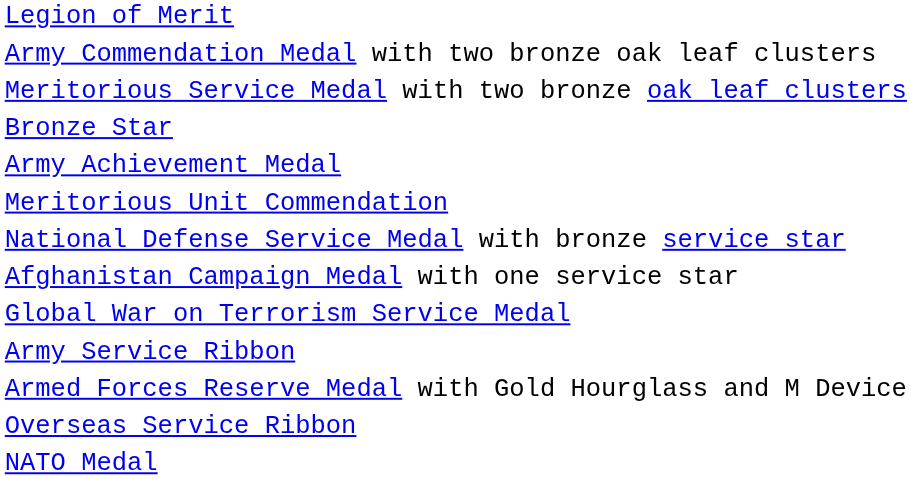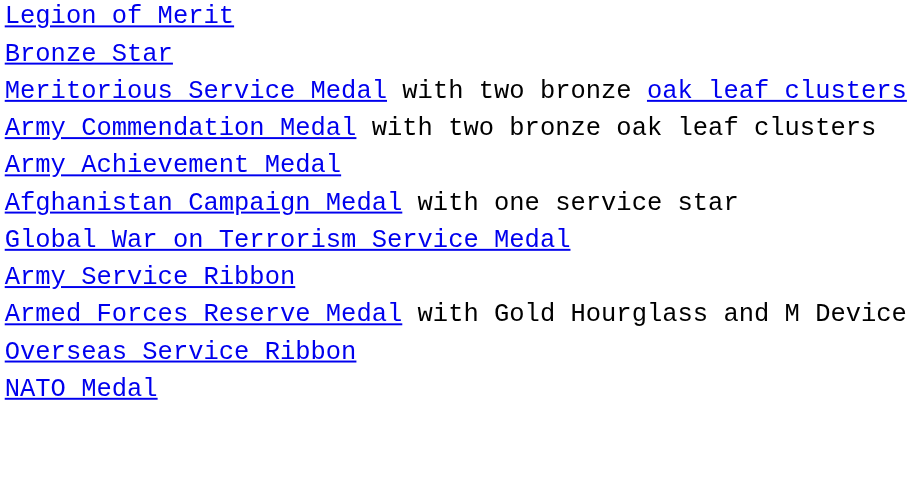rows swapped: (89, 128) <-> (441, 54)
- row: (226, 203)
- row: (425, 240)
